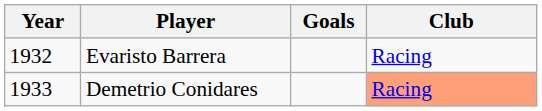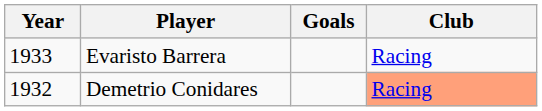(31, 55) 1932 -> (31, 55) 1933
(31, 88) 1933 -> (31, 88) 1932
